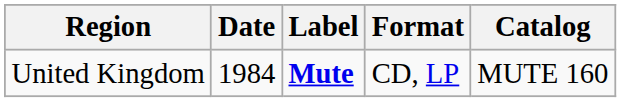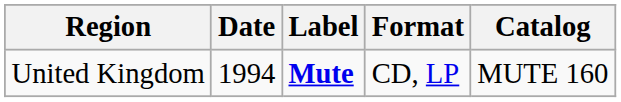(247, 72) 1984 -> (247, 72) 1994
